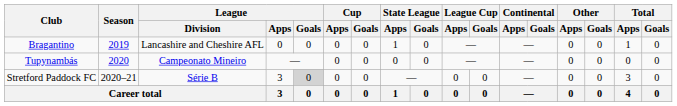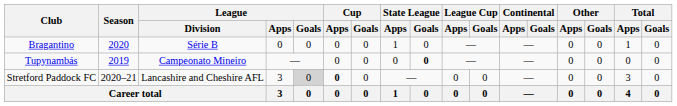(119, 45) 2019 -> (119, 45) 2020
(203, 45) Lancashire and Cheshire AFL -> (203, 45) Série B
(119, 61) 2020 -> (119, 61) 2019
(426, 61) normal -> (426, 61) bold
(203, 77) Série B -> (203, 77) Lancashire and Cheshire AFL
(337, 77) normal -> (337, 77) bold
